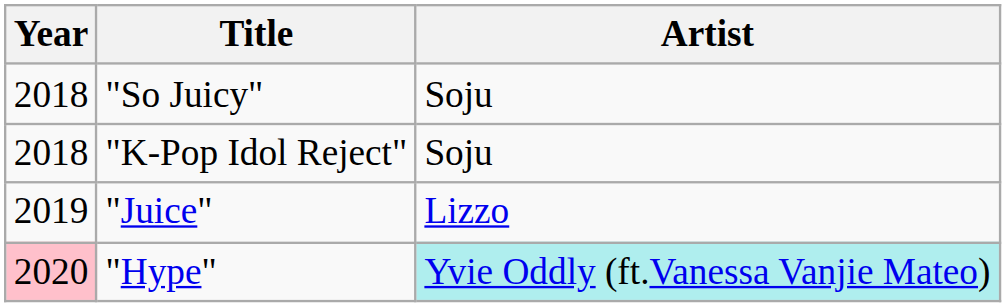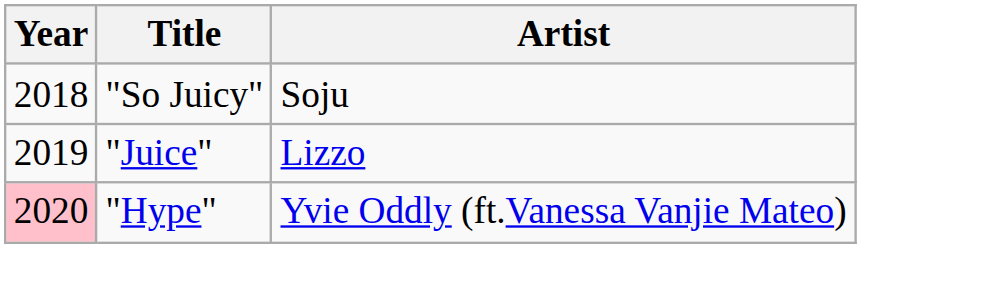- row: (256, 152)
(707, 270) paleturquoise background -> (564, 211) no background
